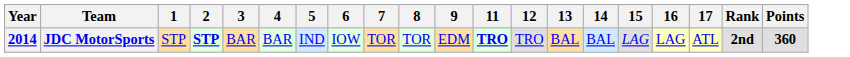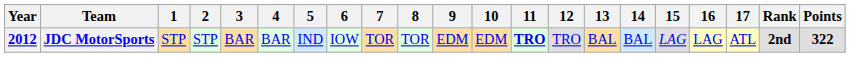+ column: (491, 15)
(22, 39) 2014 -> (22, 39) 2012
(206, 39) bold -> (205, 39) normal
(785, 39) 360 -> (823, 39) 322
